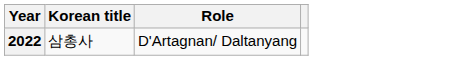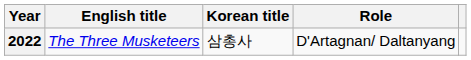+ column: (124, 16)
